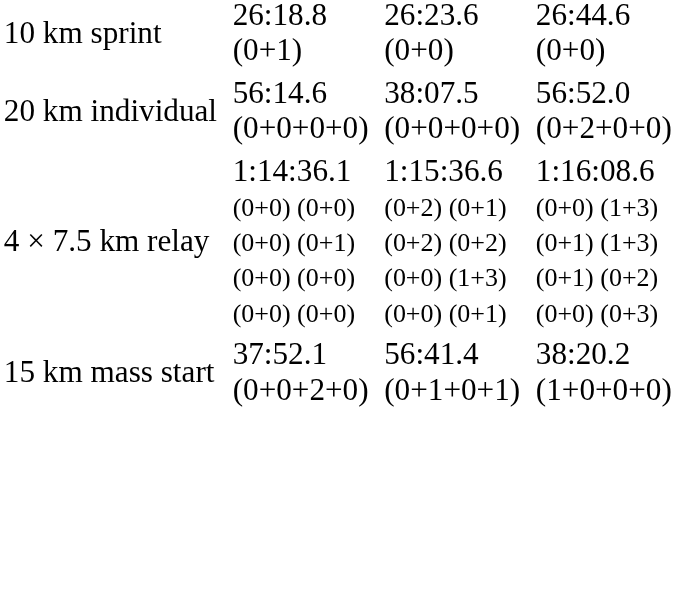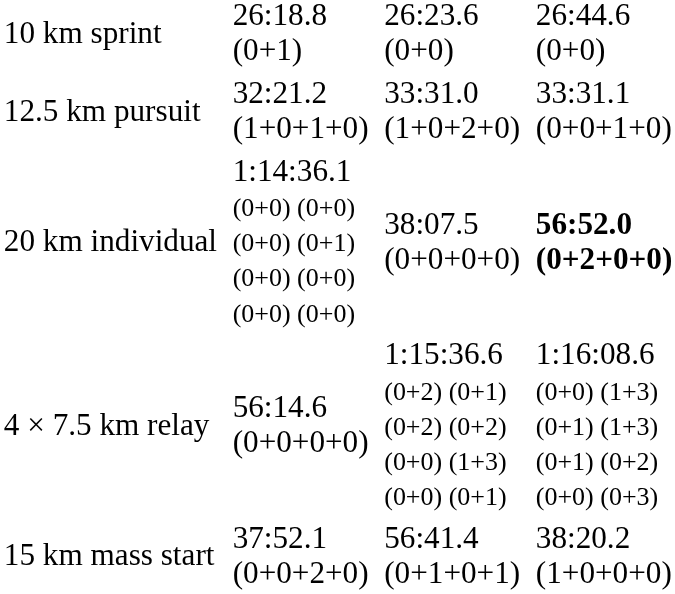+ row: (102, 110)
(301, 110) 56:14.6 (0+0+0+0) -> (294, 241) 1:14:36.1 (0+0) (0+0) (0+0) (0+1) (0+0) (0+0) (0+0) (0+0)
(604, 110) normal -> (604, 241) bold
(294, 241) 1:14:36.1 (0+0) (0+0) (0+0) (0+1) (0+0) (0+0) (0+0) (0+0) -> (301, 424) 56:14.6 (0+0+0+0)
